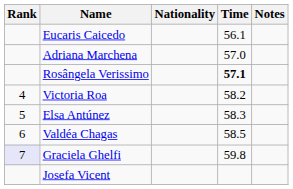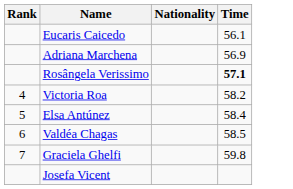- column: (270, 14)
(235, 54) 57.0 -> (235, 54) 56.9
(235, 114) 58.3 -> (235, 114) 58.4
(22, 154) lavender background -> (22, 154) no background
